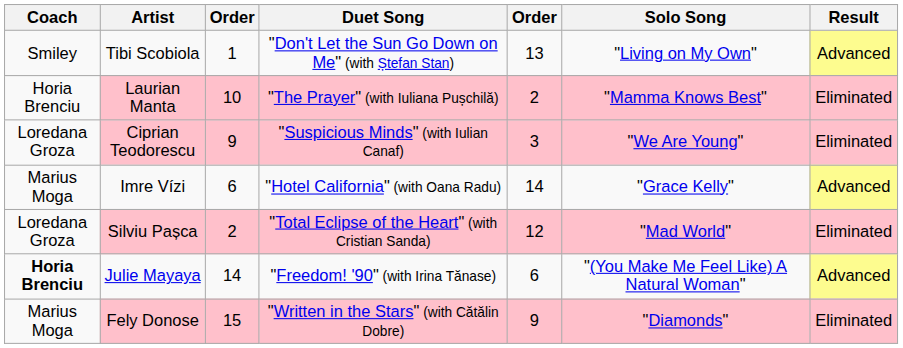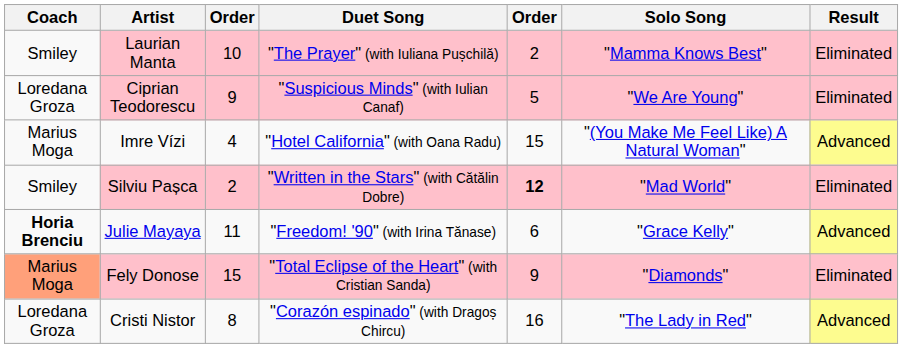- row: (153, 52)
(52, 97) Horia Brenciu -> (52, 52) Smiley
(534, 142) 3 -> (534, 97) 5
(232, 187) 6 -> (232, 142) 4
(534, 187) 14 -> (534, 142) 15
(686, 187) "Grace Kelly" -> (686, 142) "(You Make Me Feel Like) A Natural Woman"
(52, 231) Loredana Groza -> (52, 187) Smiley
(383, 231) "Total Eclipse of the Heart" (with Cristian Sanda) -> (383, 187) "Written in the Stars" (with Cătălin Dobre)
(534, 231) normal -> (534, 187) bold
(232, 276) 14 -> (232, 231) 11
(686, 276) "(You Make Me Feel Like) A Natural Woman" -> (686, 231) "Grace Kelly"
(52, 321) no background -> (52, 276) lightsalmon background
(383, 321) "Written in the Stars" (with Cătălin Dobre) -> (383, 276) "Total Eclipse of the Heart" (with Cristian Sanda)
+ row: (153, 321)
